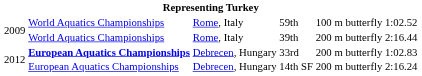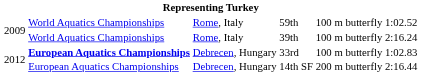(349, 37) 200 m butterfly -> (349, 37) 100 m butterfly
(401, 37) 2:16.44 -> (401, 37) 2:16.24
(349, 52) 200 m butterfly -> (349, 52) 100 m butterfly
(401, 67) 2:16.24 -> (401, 67) 2:16.44
